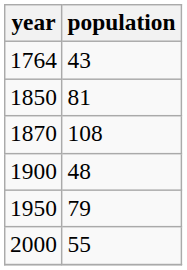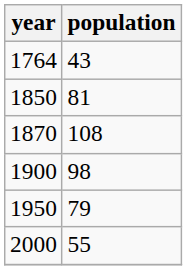(79, 171) 48 -> (79, 171) 98
